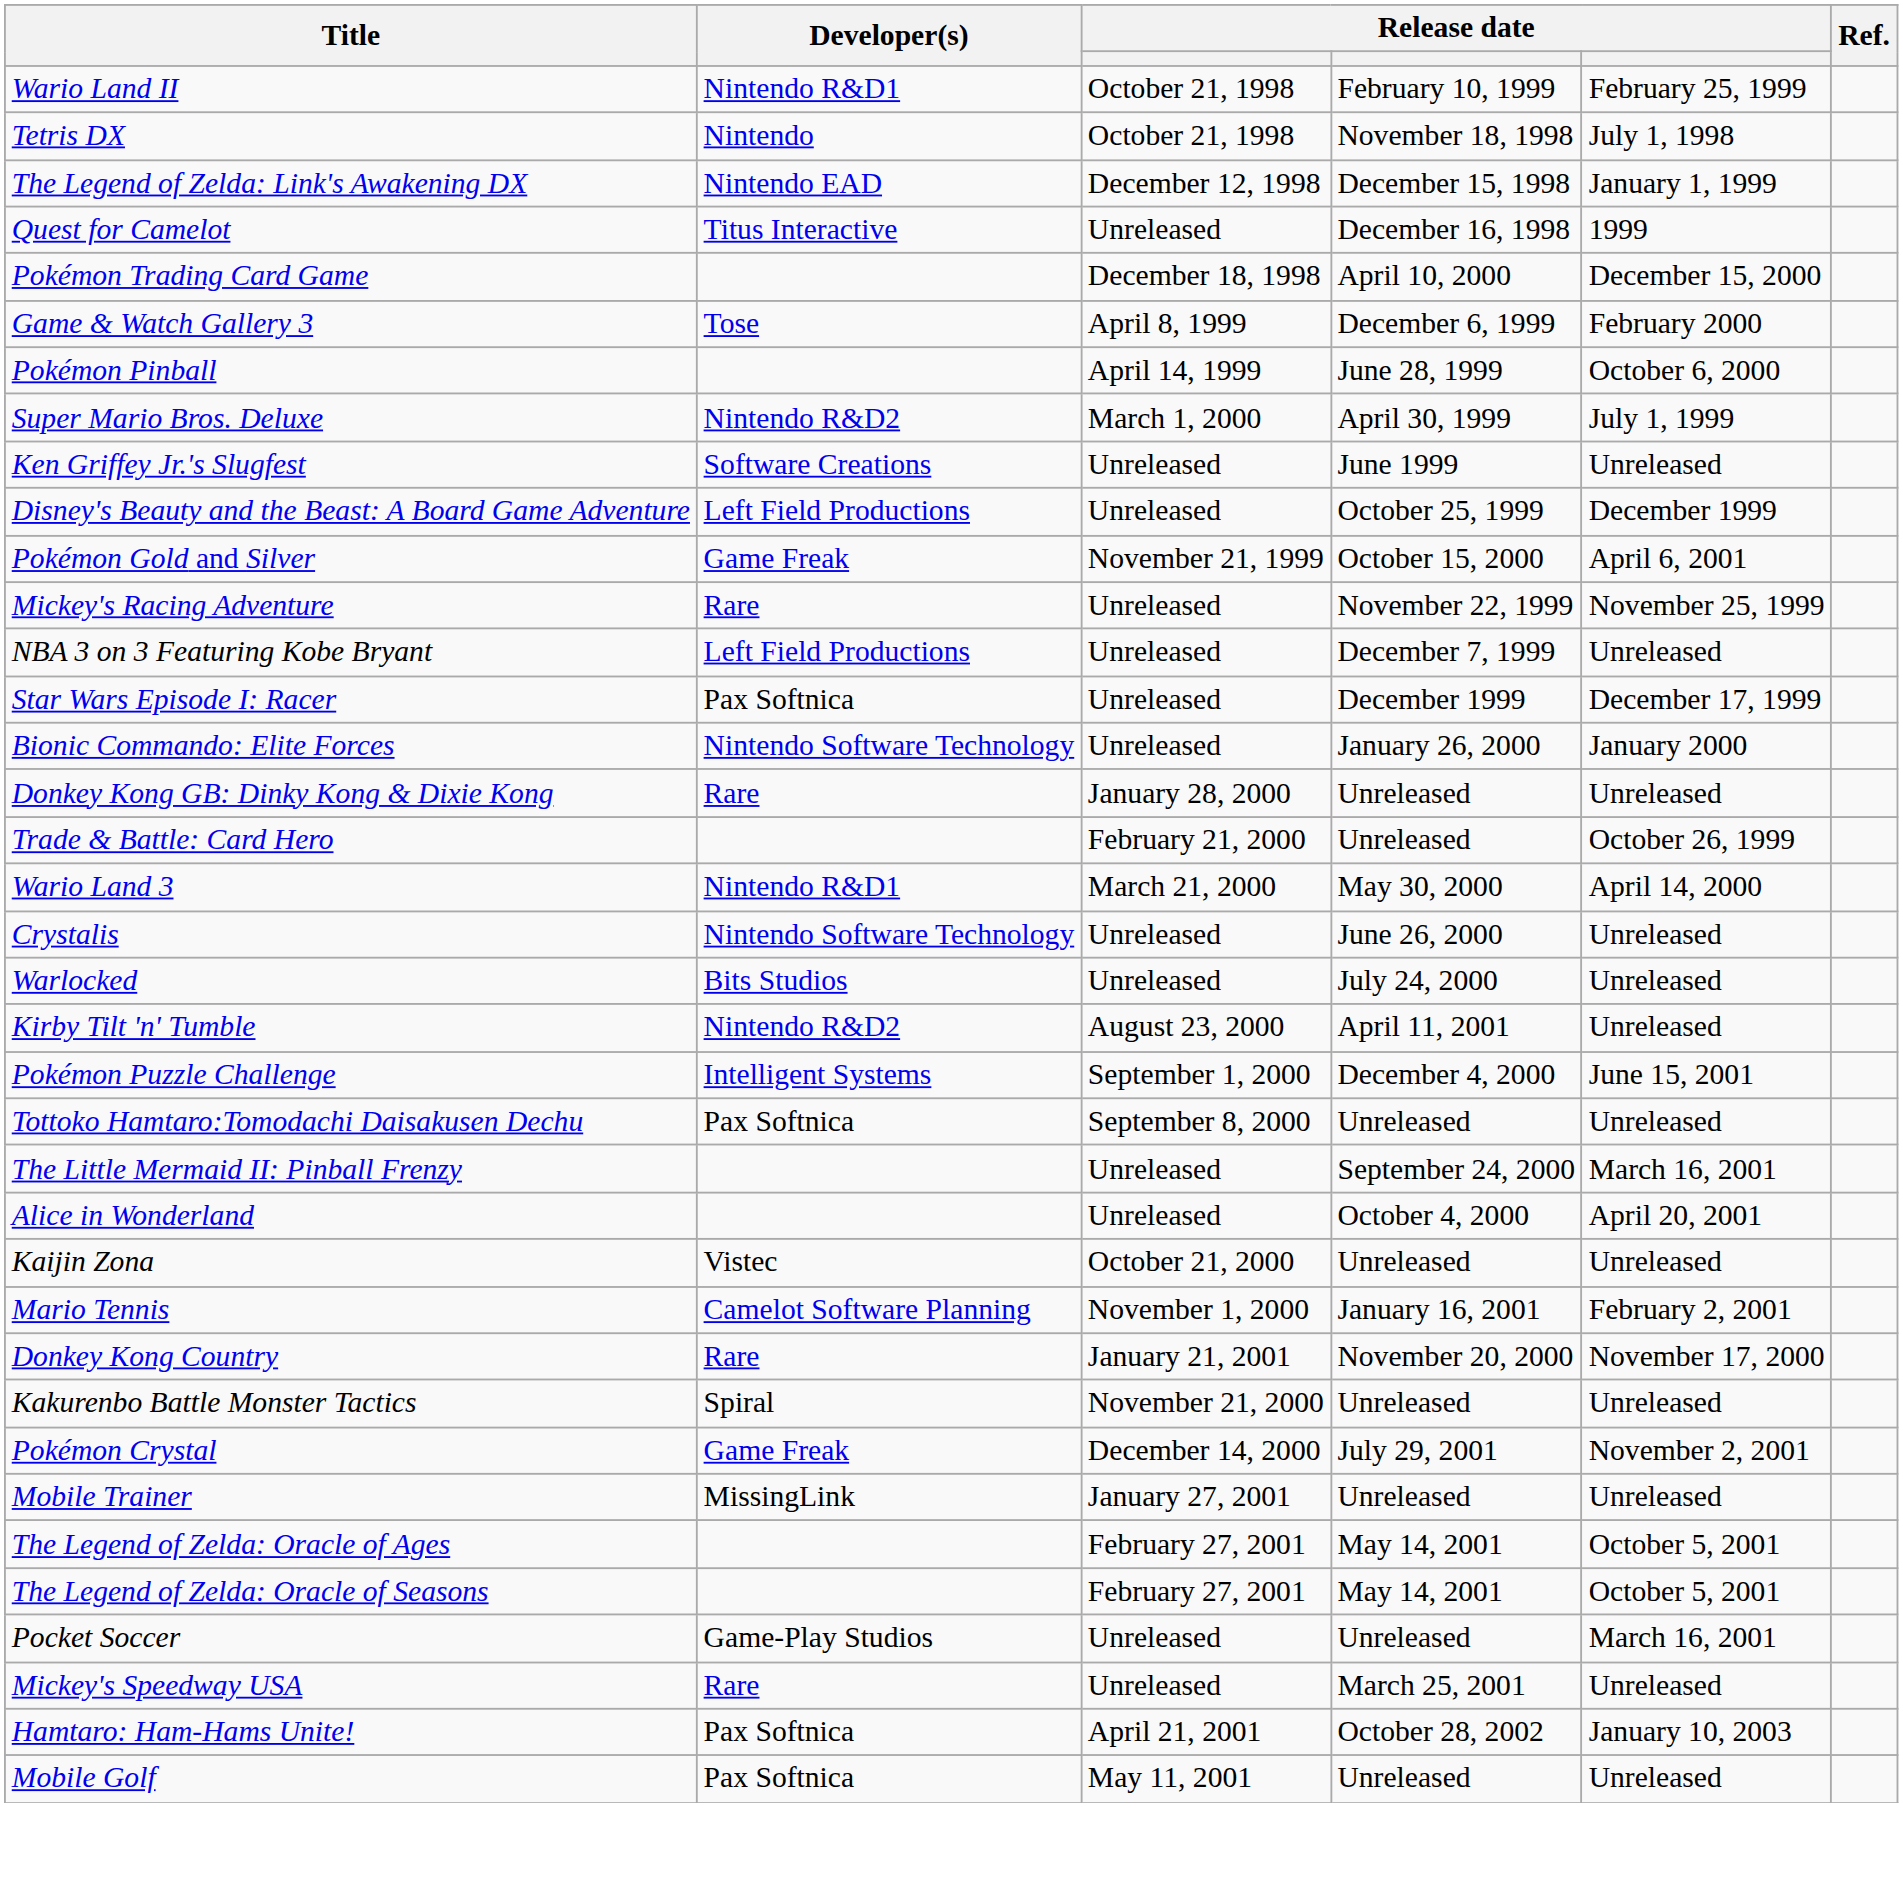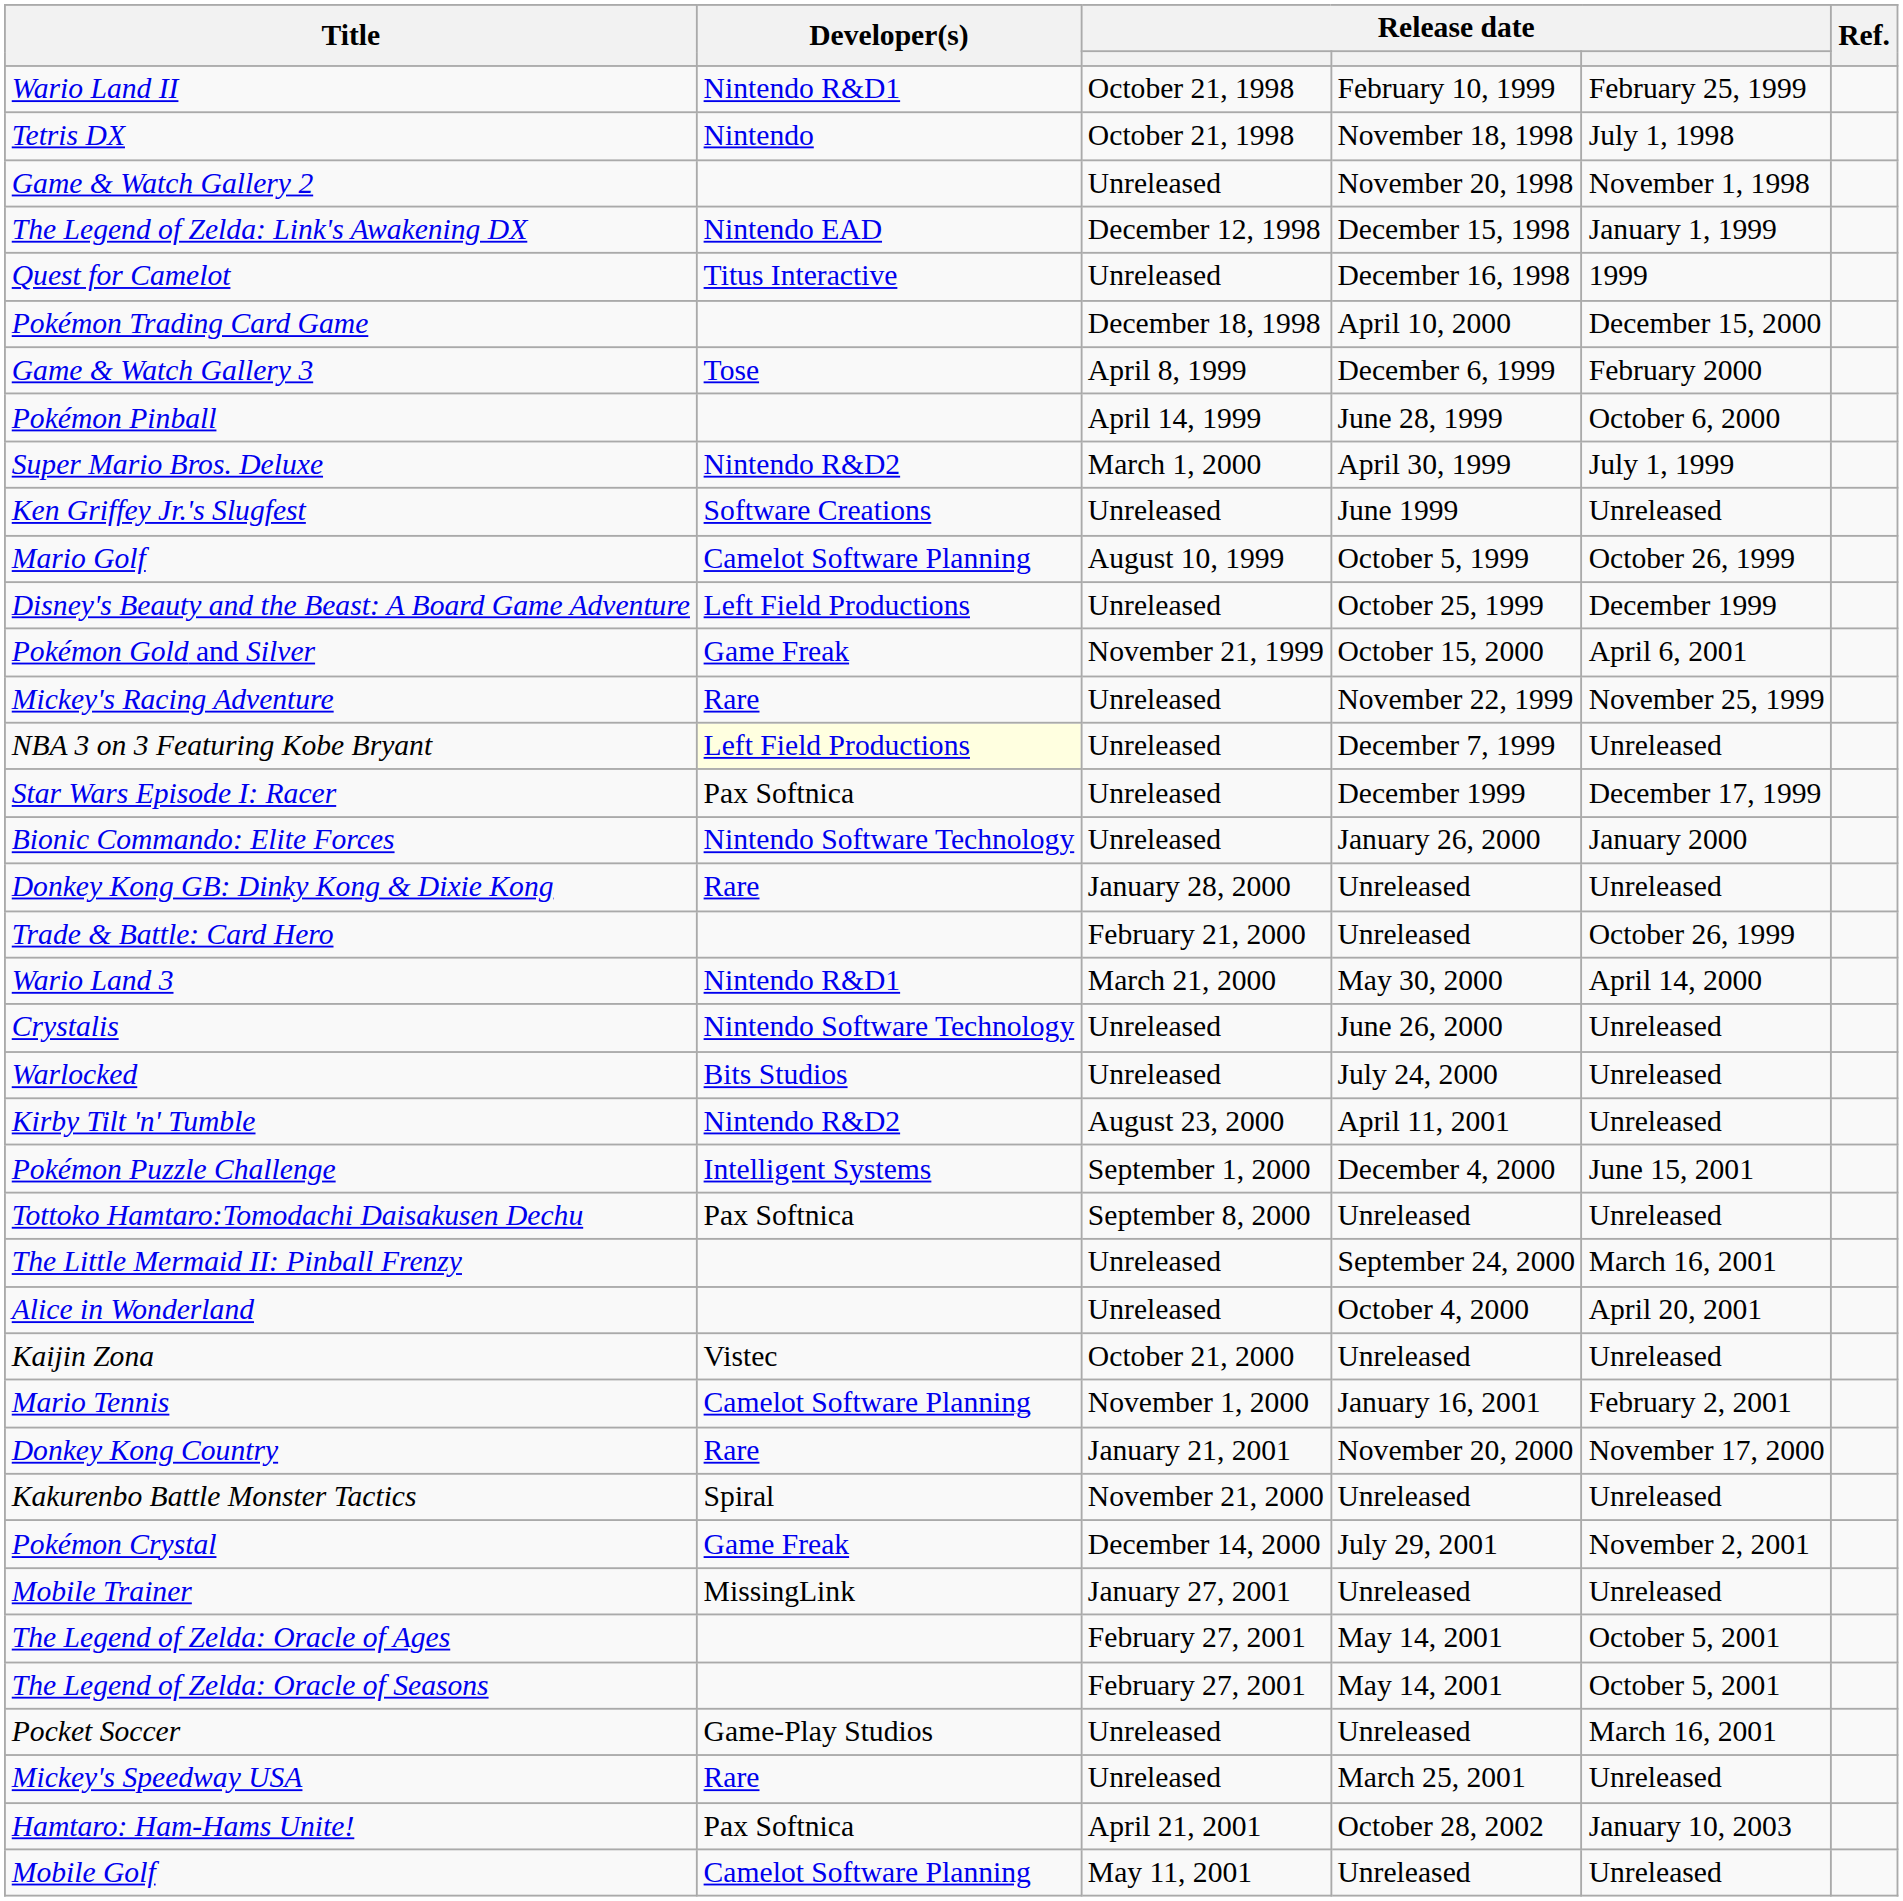+ row: (162, 182)
+ row: (79, 557)
(837, 651) no background -> (837, 745) lightyellow background
(779, 1778) Pax Softnica -> (867, 1872) Camelot Software Planning
